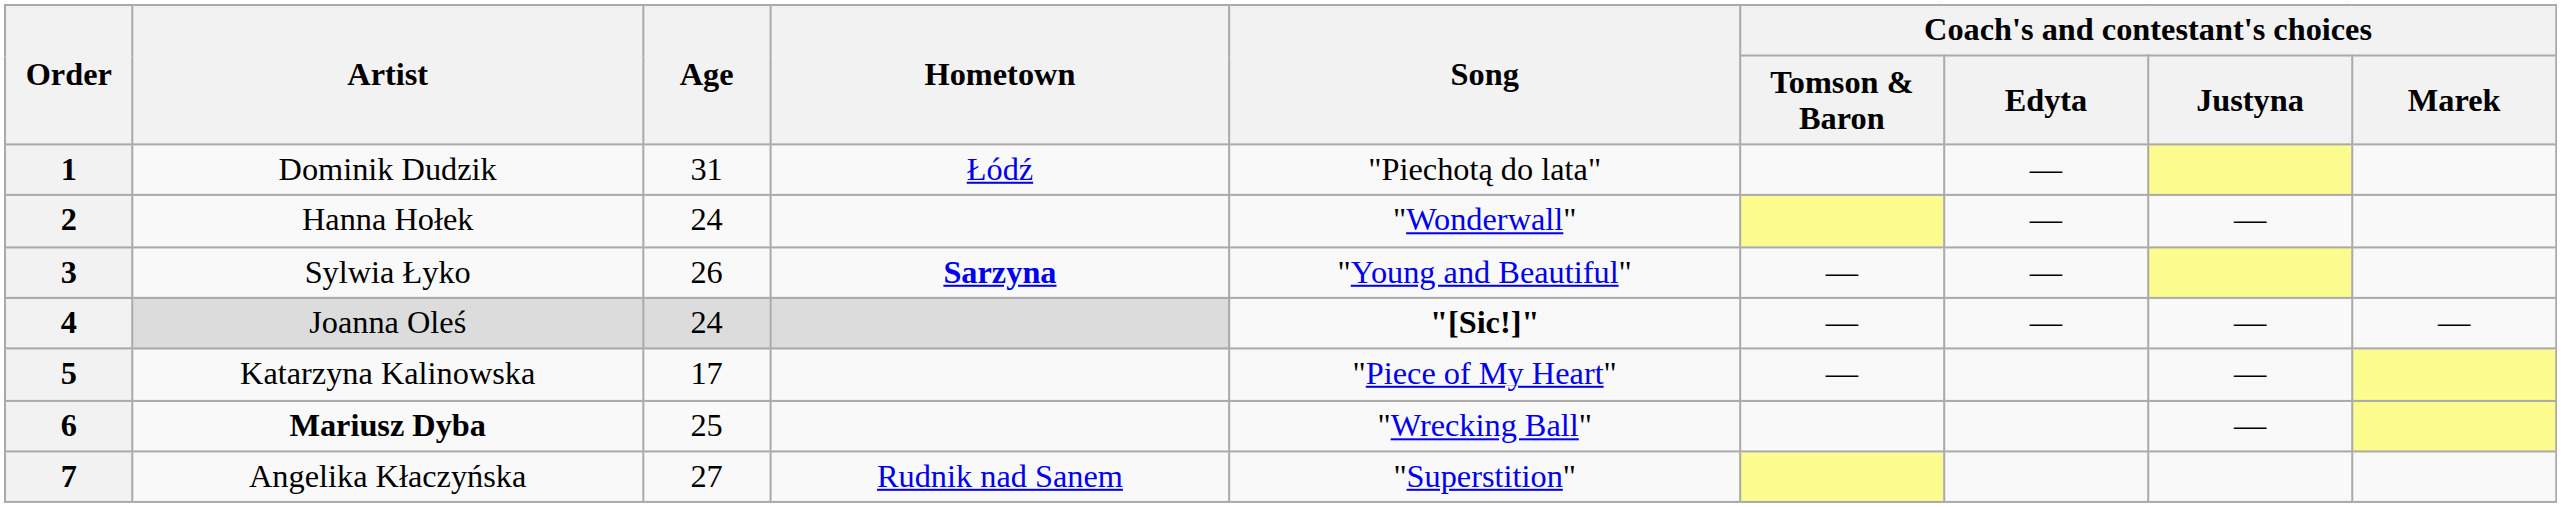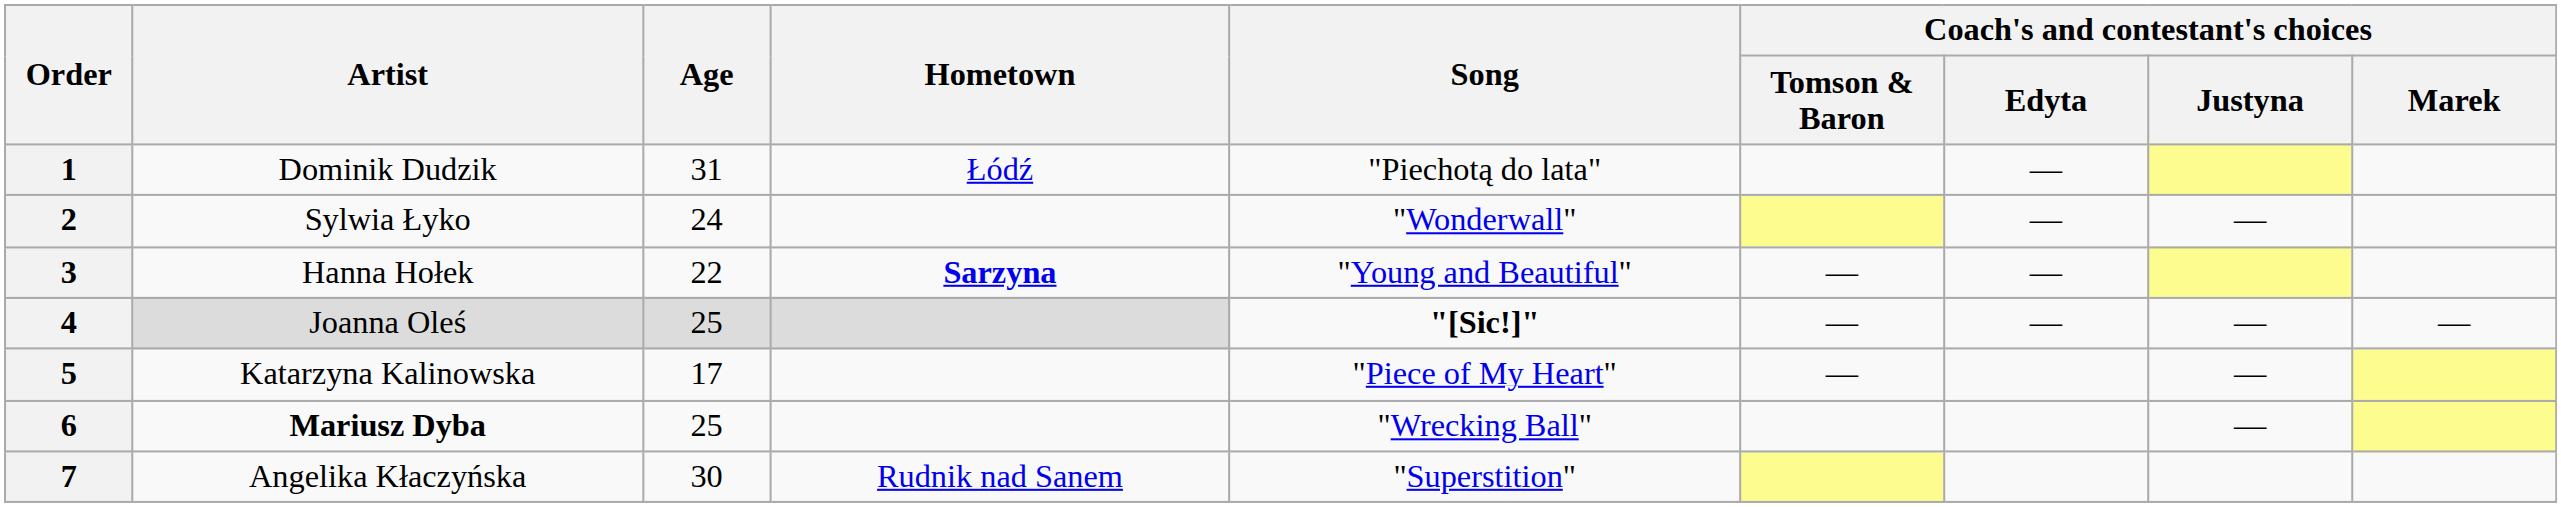(388, 220) Hanna Hołek -> (388, 220) Sylwia Łyko
(388, 271) Sylwia Łyko -> (388, 271) Hanna Hołek
(707, 271) 26 -> (707, 271) 22
(707, 322) 24 -> (707, 322) 25
(707, 476) 27 -> (707, 476) 30
